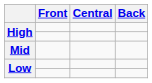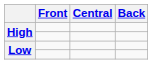- row: (20, 50)
